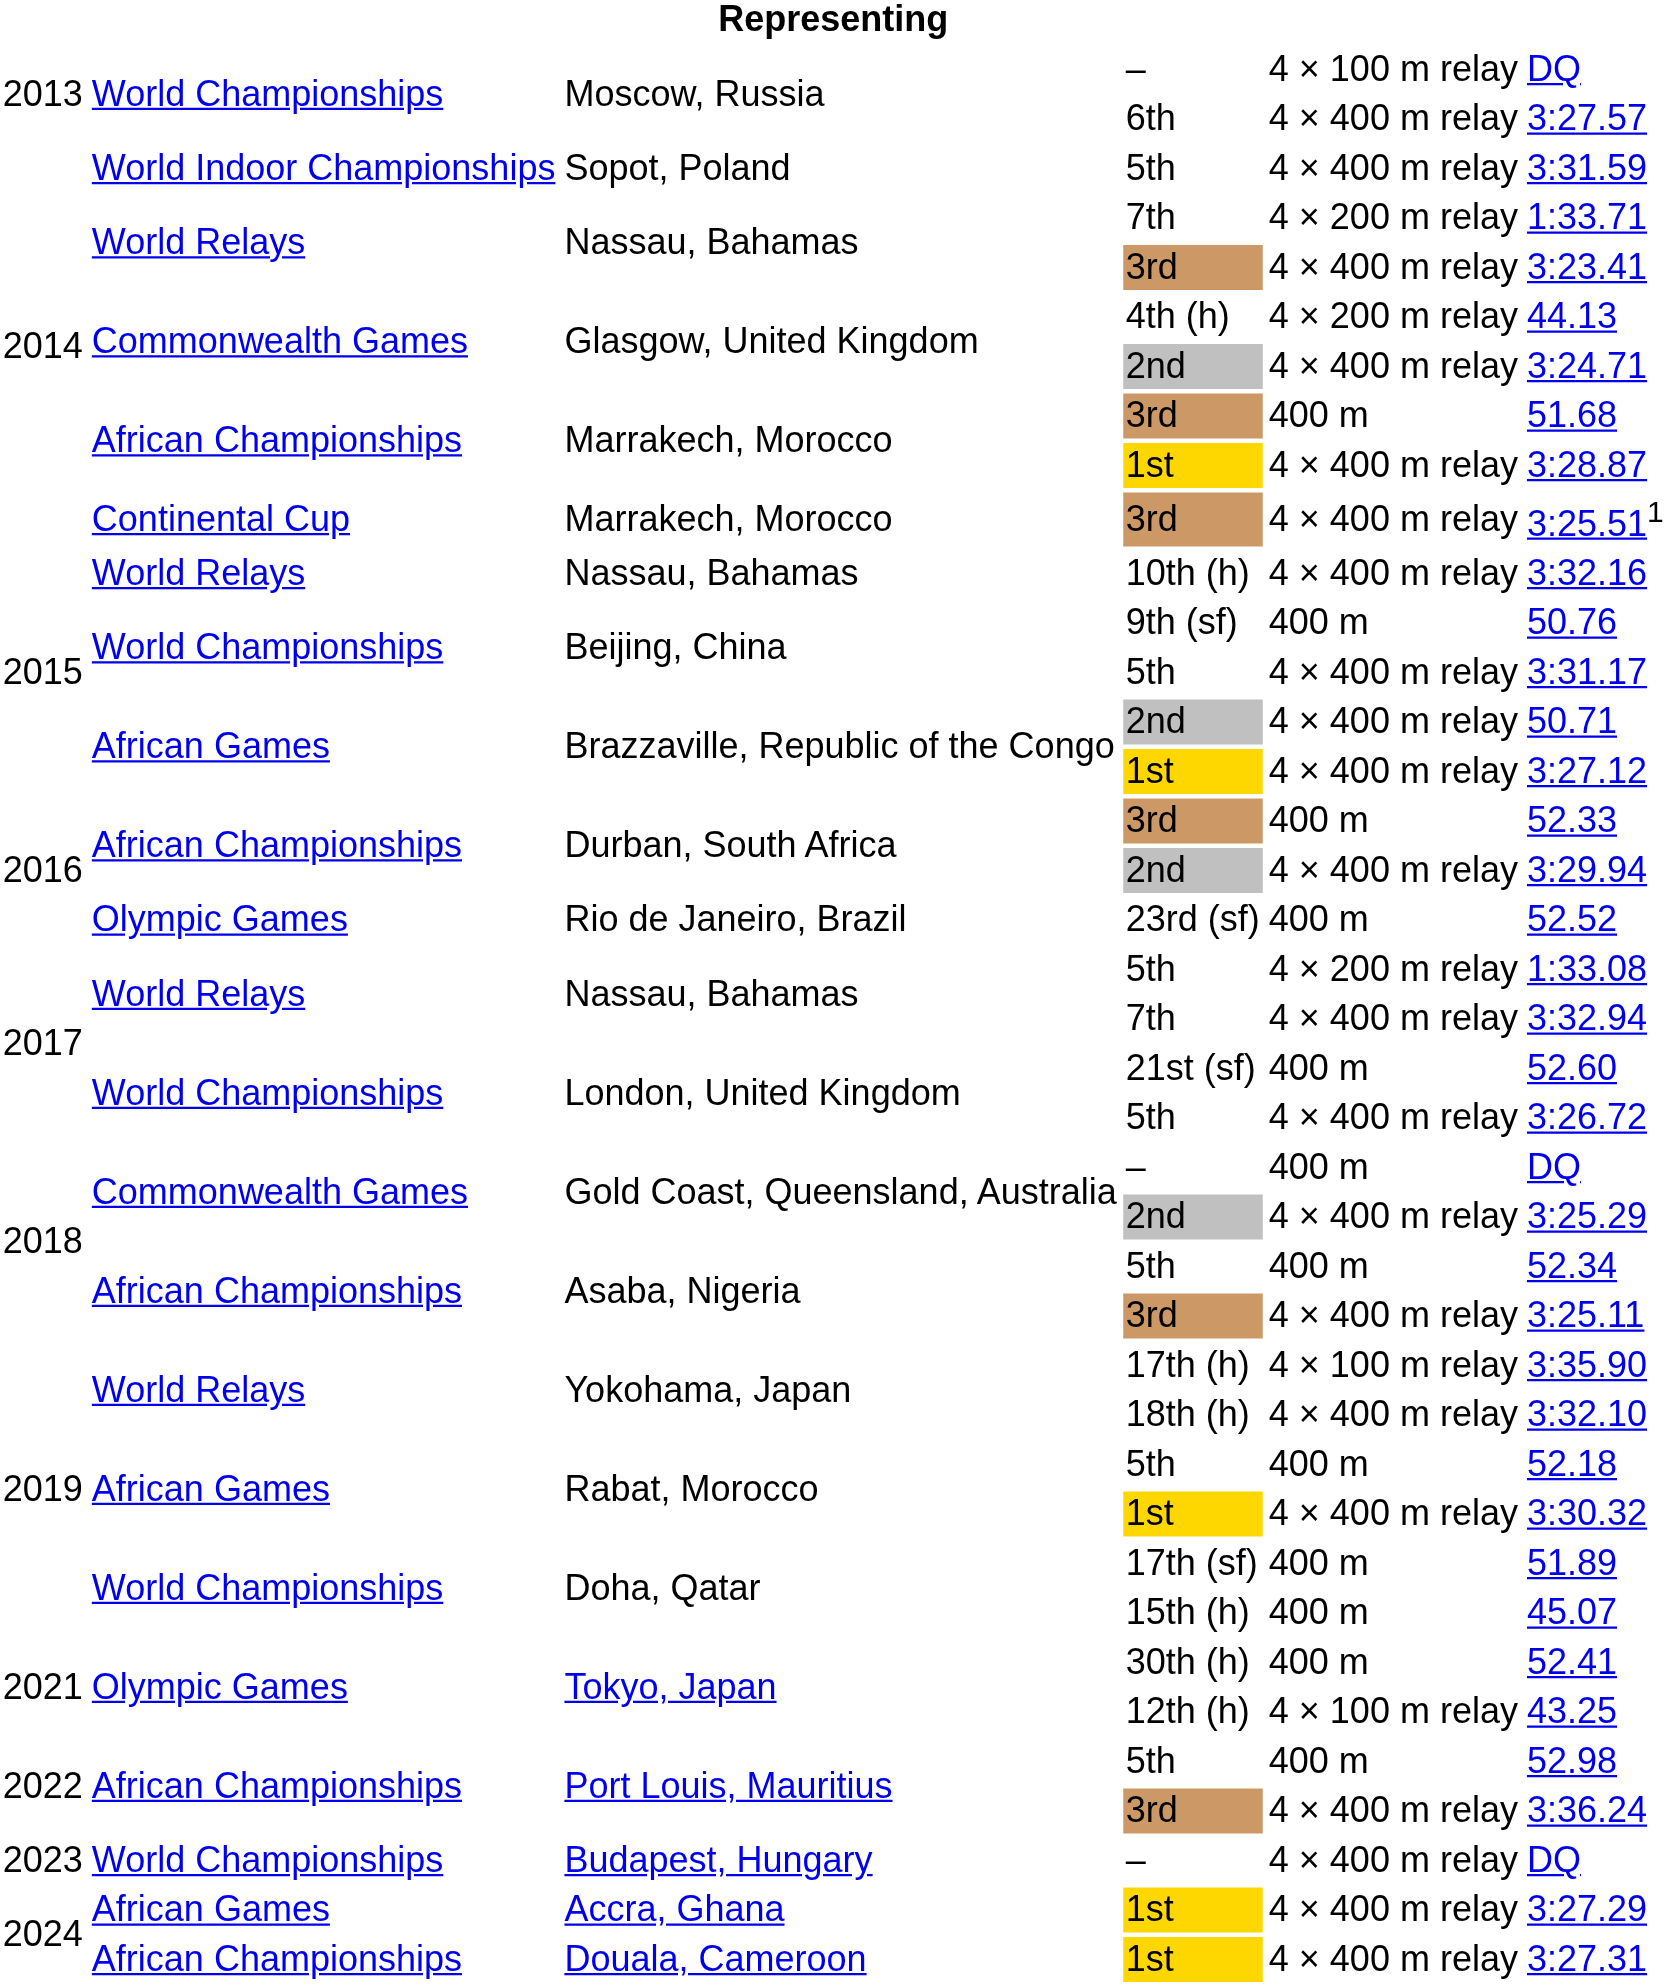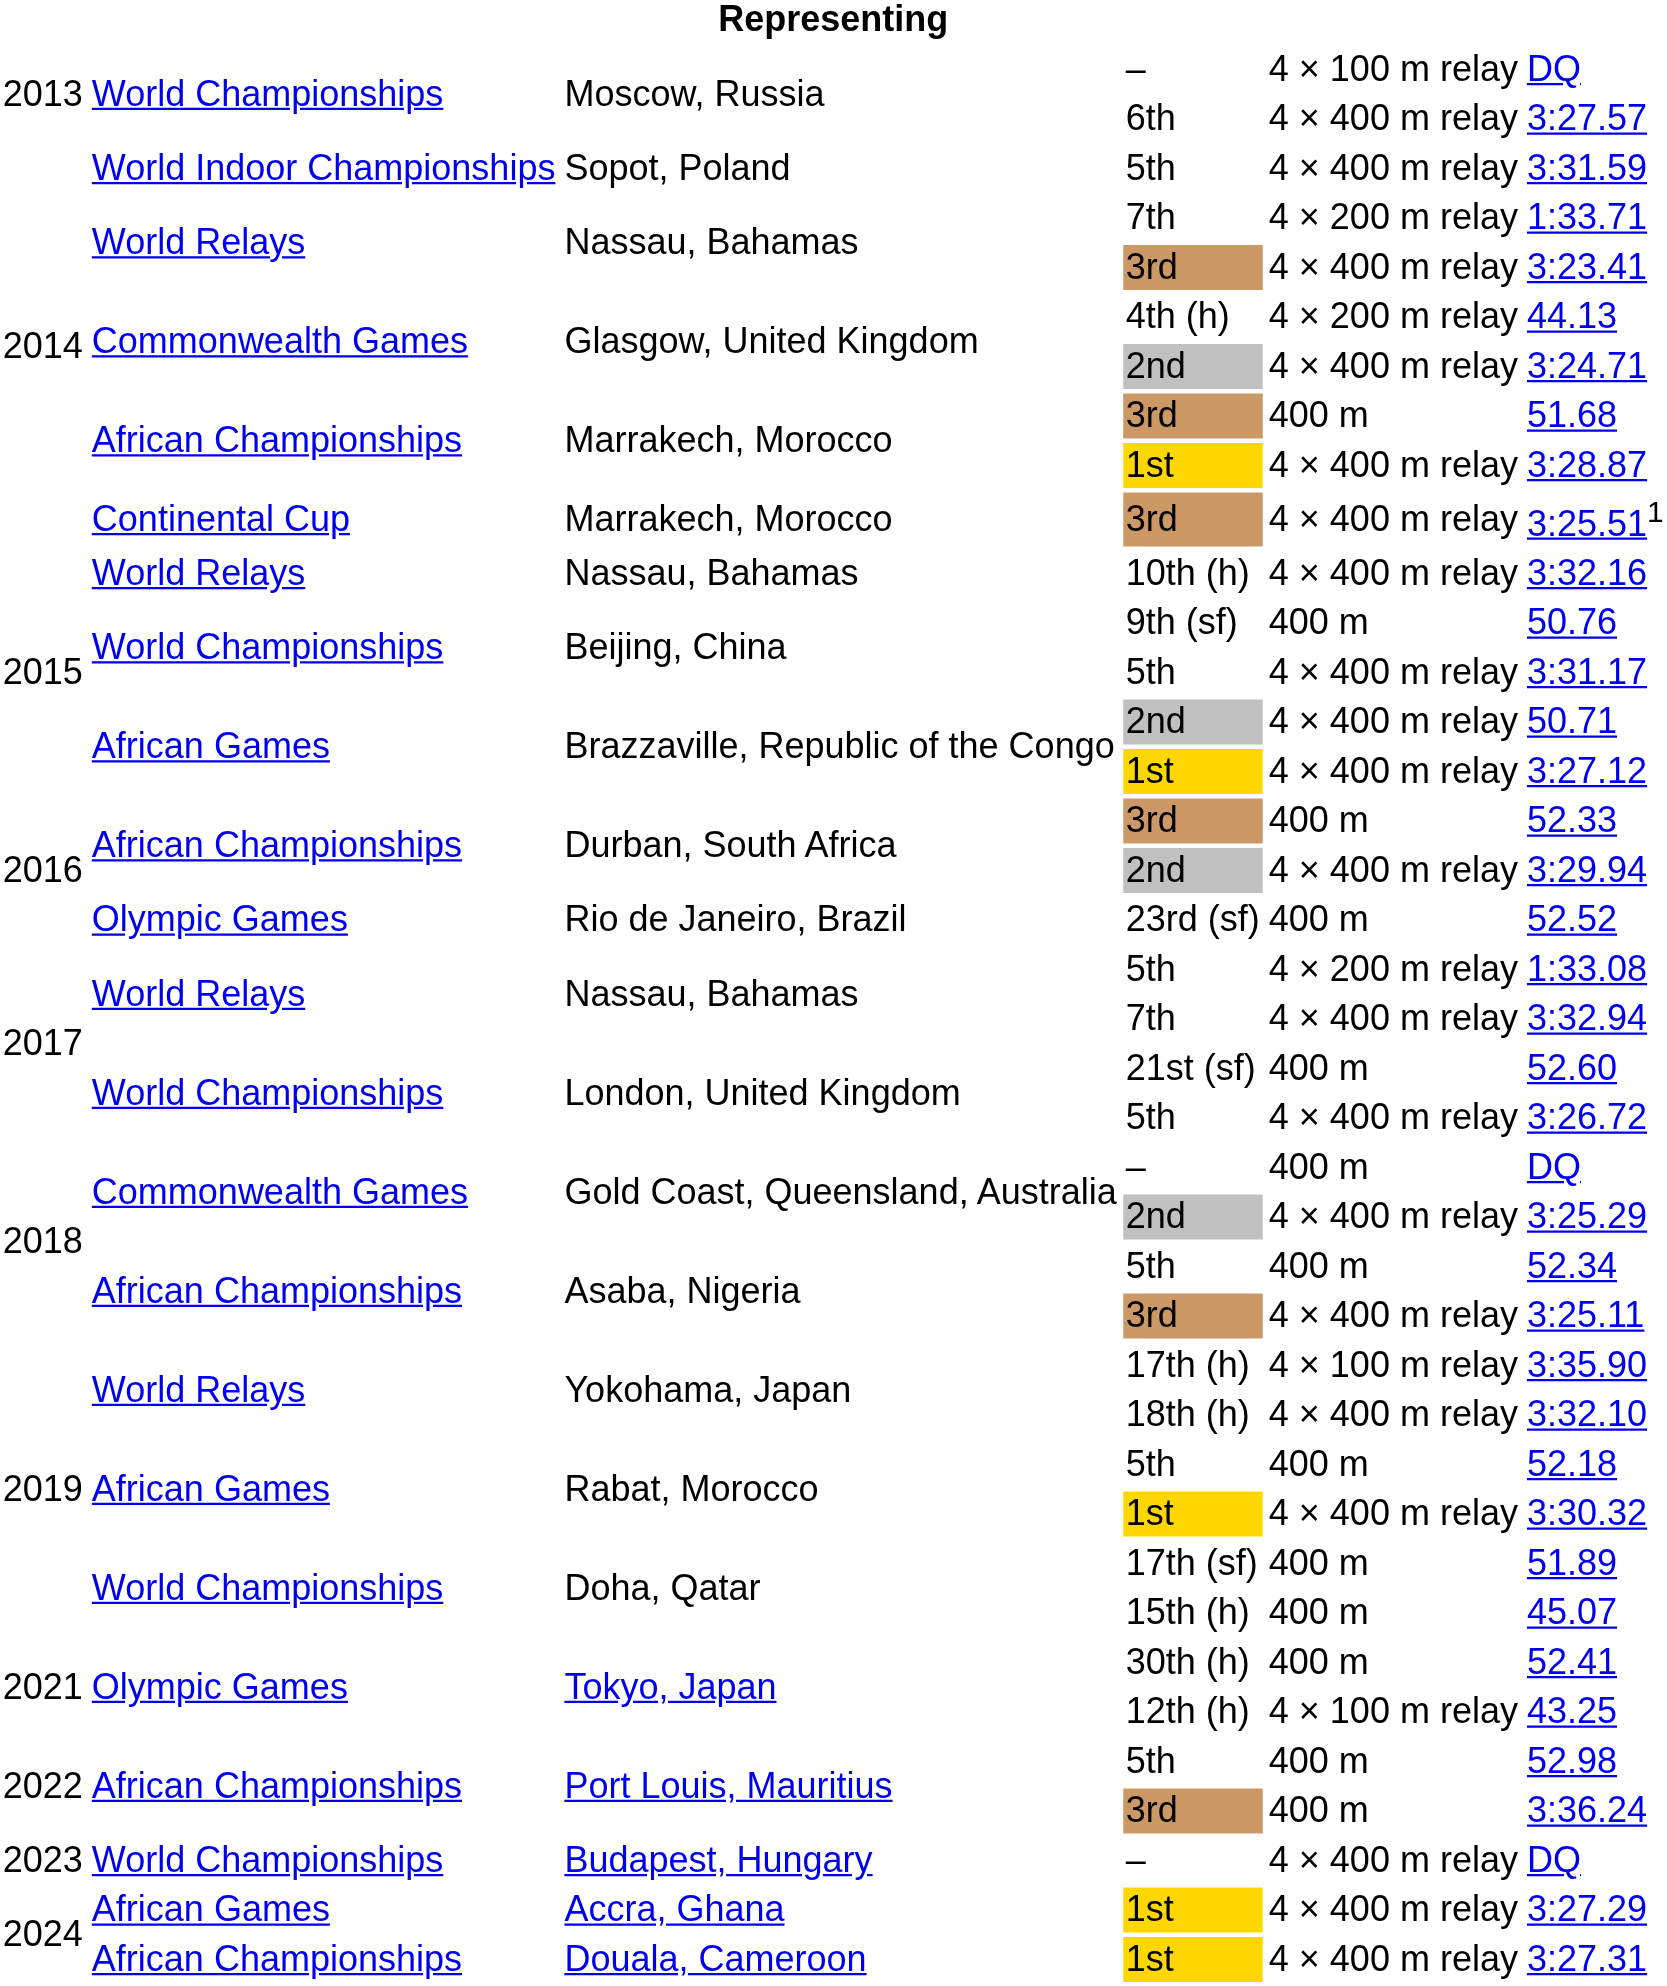(1393, 1811) 4 × 400 m relay -> (1319, 1811) 400 m
